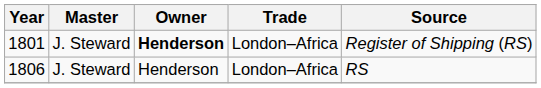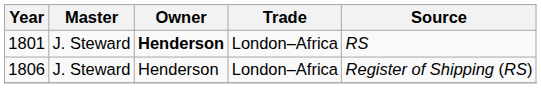(439, 43) Register of Shipping (RS) -> (357, 43) RS
(357, 69) RS -> (439, 69) Register of Shipping (RS)
